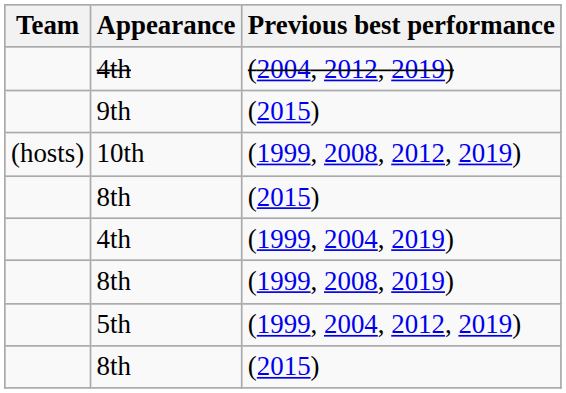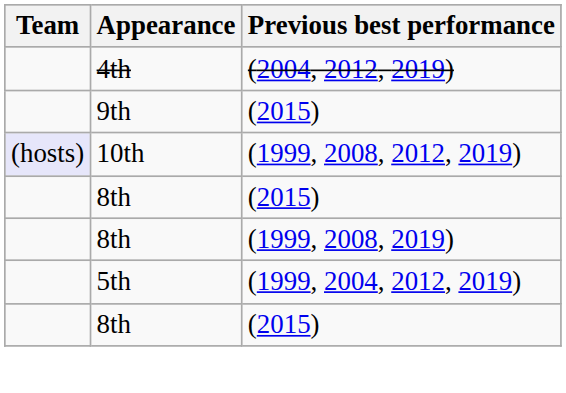(48, 153) no background -> (48, 153) lavender background
- row: (114, 238)
